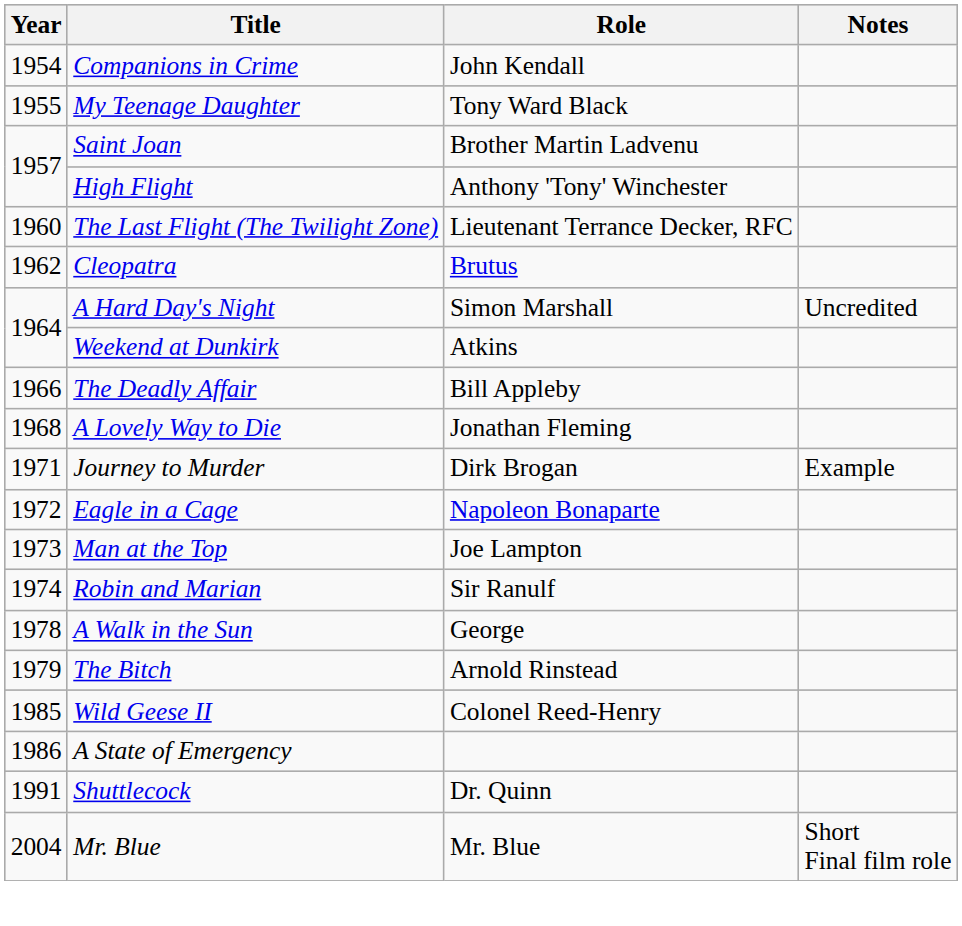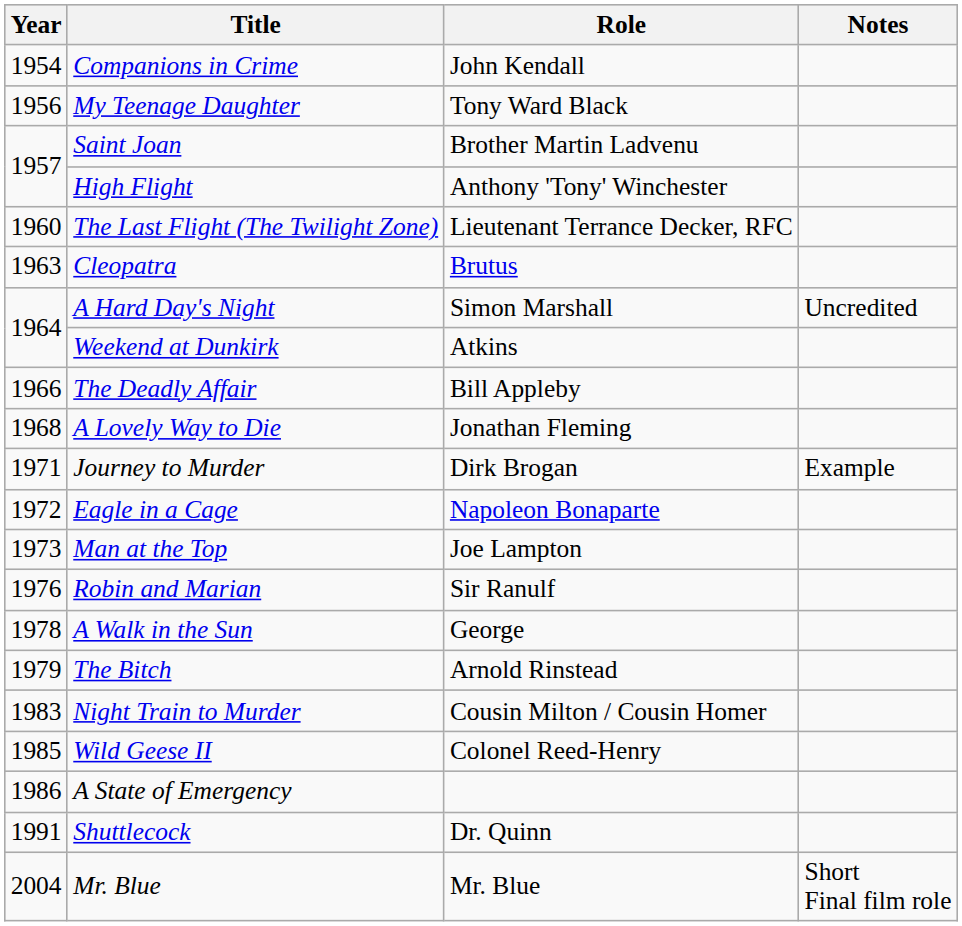(36, 105) 1955 -> (36, 105) 1956
(36, 266) 1962 -> (36, 266) 1963
(36, 589) 1974 -> (36, 589) 1976
+ row: (187, 710)
